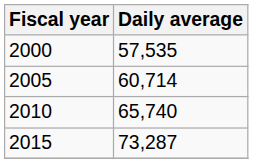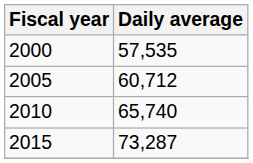(148, 81) 60,714 -> (148, 81) 60,712
